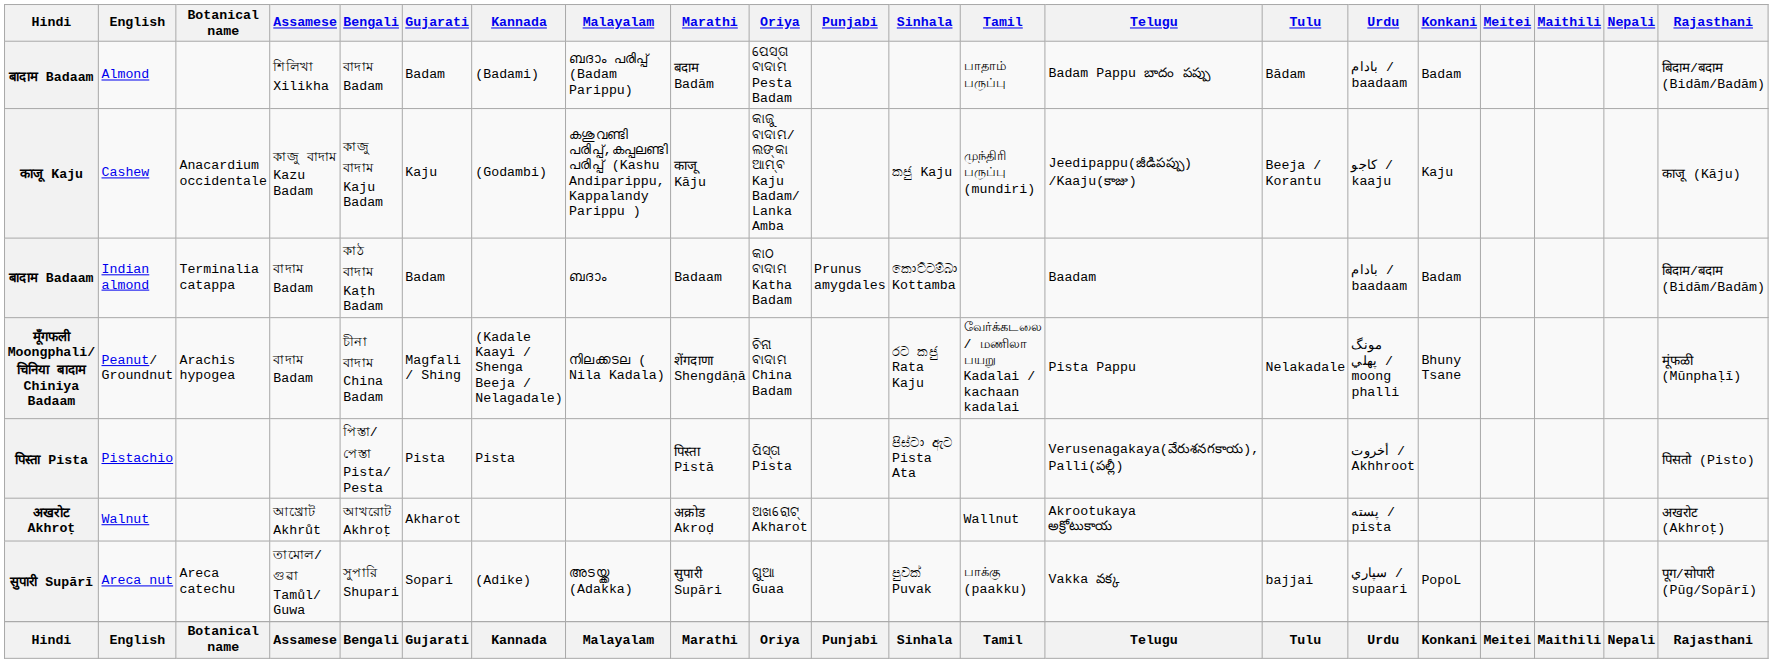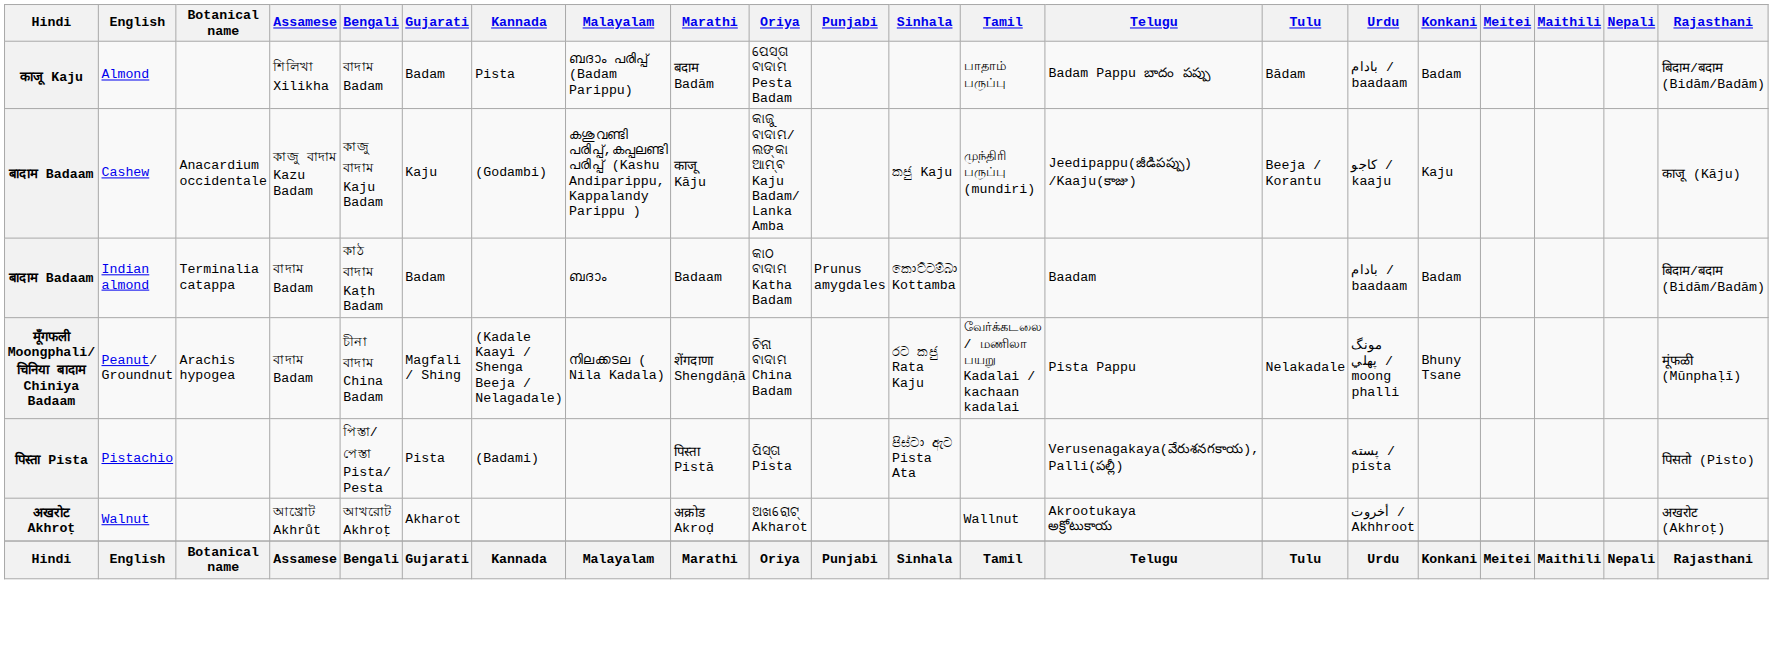(51, 77) बादाम Badaam -> (51, 77) काजू Kaju
(507, 75) (Badami) -> (495, 75) Pista
(51, 175) काजू Kaju -> (51, 175) बादाम Badaam
(495, 458) Pista -> (507, 458) (Badami)
(1383, 459) أخروت / Akhhroot -> (1373, 459) پسته / pista
(1373, 520) پسته / pista -> (1383, 520) أخروت / Akhhroot
- row: (137, 581)
